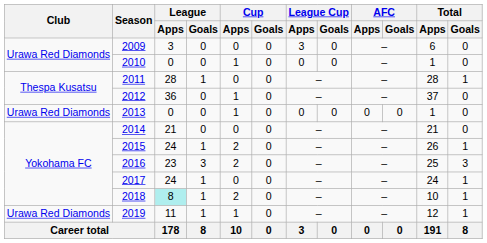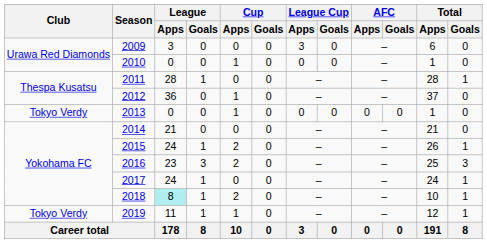(58, 113) Urawa Red Diamonds -> (58, 113) Tokyo Verdy
(58, 213) Urawa Red Diamonds -> (58, 213) Tokyo Verdy
